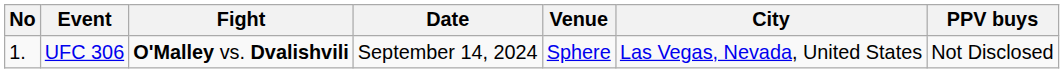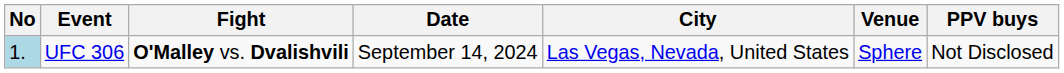columns swapped: (579, 20) <-> (771, 20)
(17, 51) no background -> (17, 51) lightblue background
